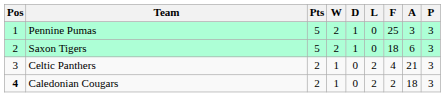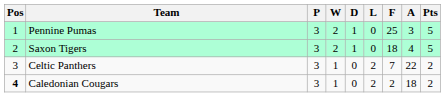columns swapped: (431, 13) <-> (317, 13)
(412, 48) 6 -> (411, 48) 4
(393, 65) 4 -> (392, 65) 7
(412, 65) 21 -> (411, 65) 22
